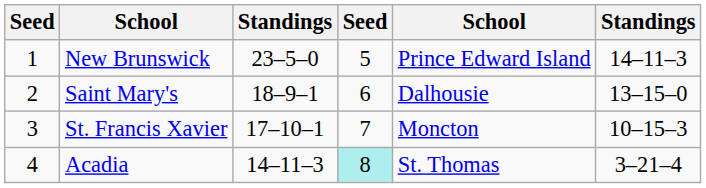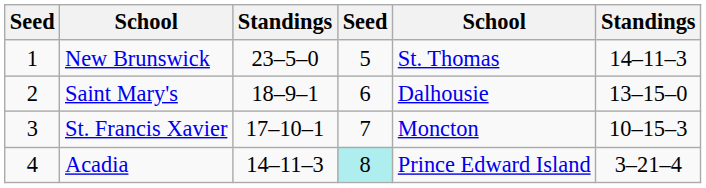(494, 57) Prince Edward Island -> (449, 57) St. Thomas
(449, 164) St. Thomas -> (494, 164) Prince Edward Island
